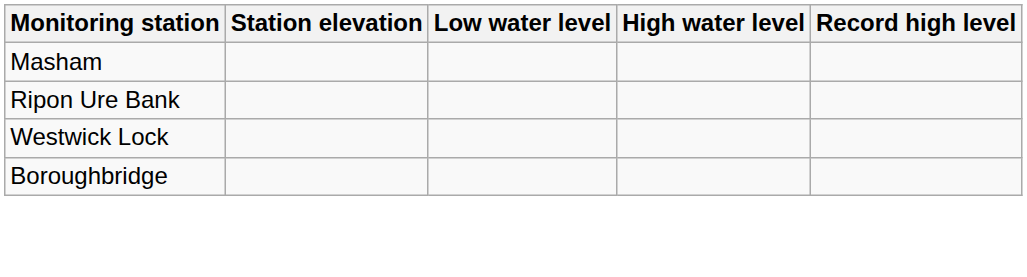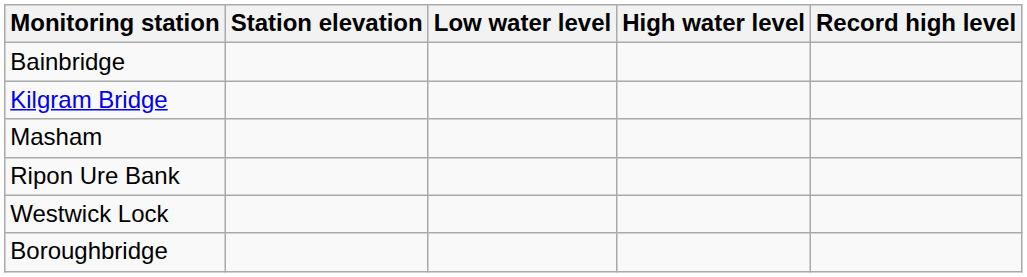+ row: (68, 61)
+ row: (89, 99)
